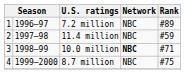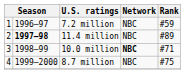(167, 24) #89 -> (167, 24) #59
(31, 37) normal -> (31, 37) bold
(167, 37) #59 -> (167, 37) #89
